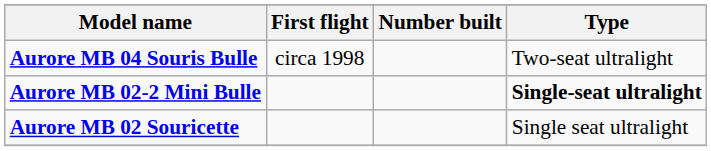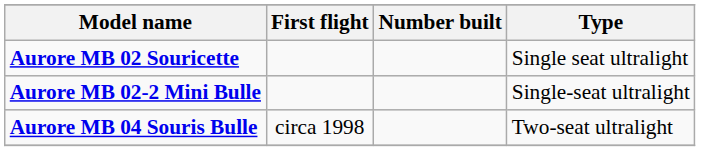rows swapped: (124, 127) <-> (134, 57)
(607, 92) bold -> (601, 92) normal
